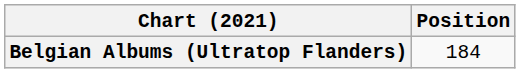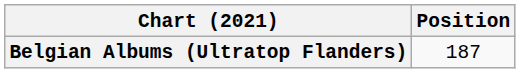(463, 52) 184 -> (463, 52) 187
